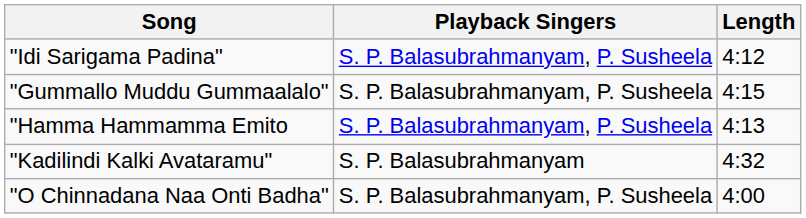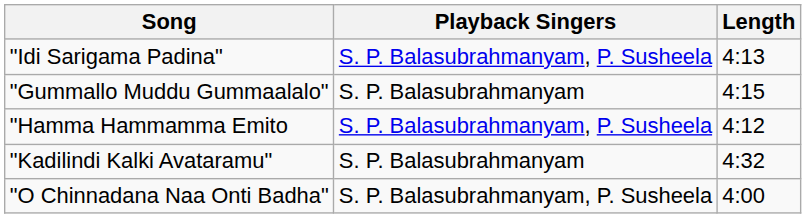(744, 56) 4:12 -> (744, 56) 4:13
(525, 91) S. P. Balasubrahmanyam, P. Susheela -> (462, 91) S. P. Balasubrahmanyam
(744, 126) 4:13 -> (744, 126) 4:12
